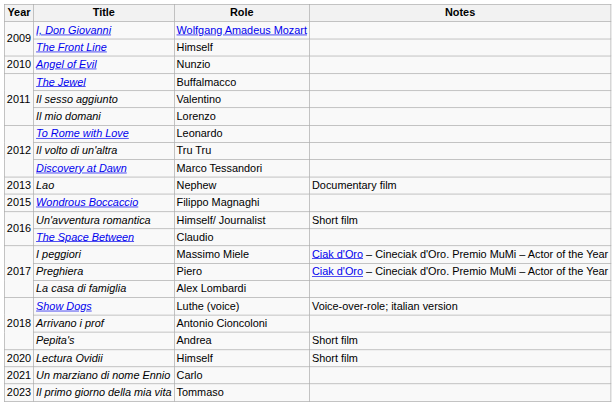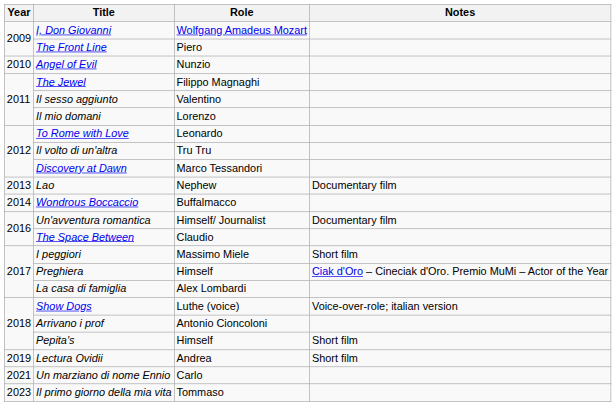(195, 47) Himself -> (189, 47) Piero
(206, 82) Buffalmacco -> (218, 82) Filippo Magnaghi
(19, 202) 2015 -> (19, 202) 2014
(218, 202) Filippo Magnaghi -> (206, 202) Buffalmacco
(335, 220) Short film -> (354, 220) Documentary film
(460, 254) Ciak d'Oro – Cineciak d'Oro. Premio MuMi – Actor of the Year -> (335, 254) Short film
(189, 271) Piero -> (195, 271) Himself
(194, 340) Andrea -> (195, 340) Himself
(19, 358) 2020 -> (19, 358) 2019
(195, 358) Himself -> (194, 358) Andrea
